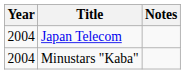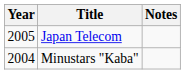(21, 36) 2004 -> (21, 36) 2005
